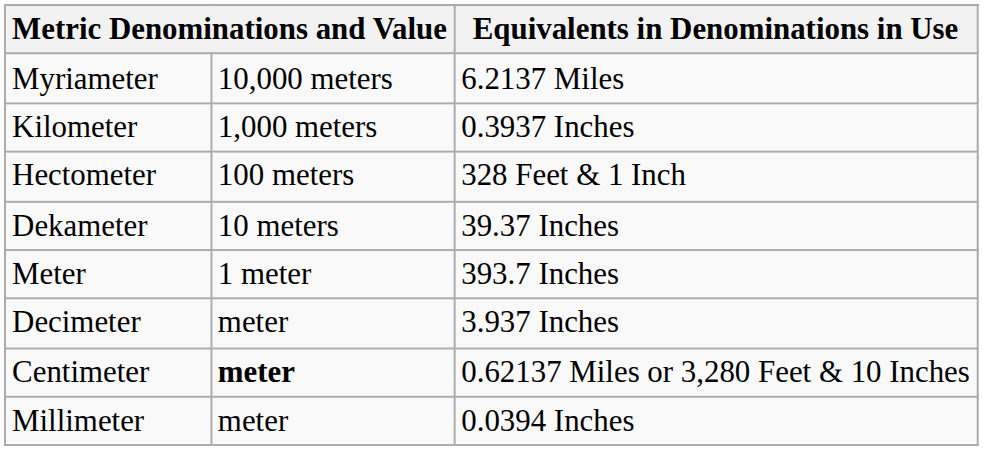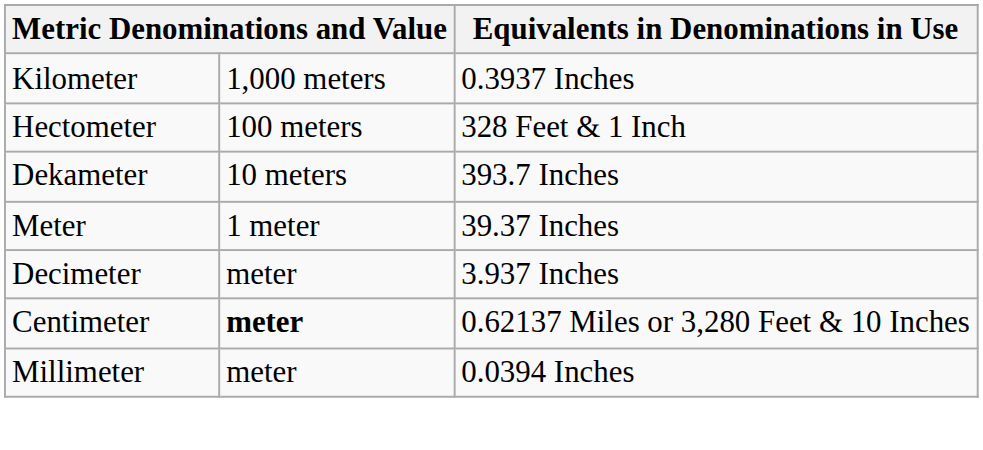- row: (85, 77)
(540, 224) 39.37 Inches -> (540, 175) 393.7 Inches
(540, 273) 393.7 Inches -> (540, 224) 39.37 Inches
